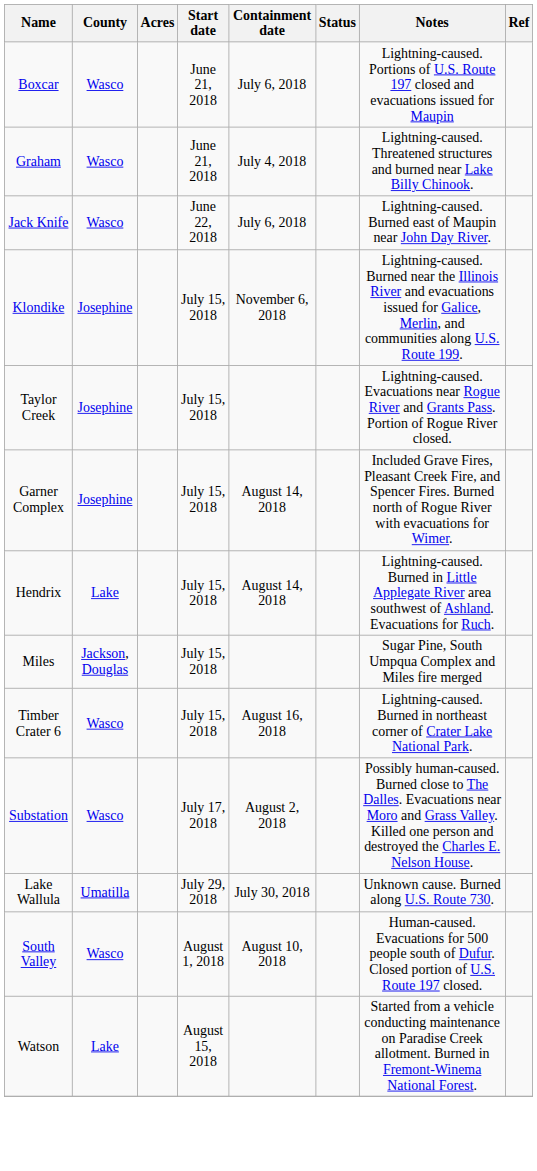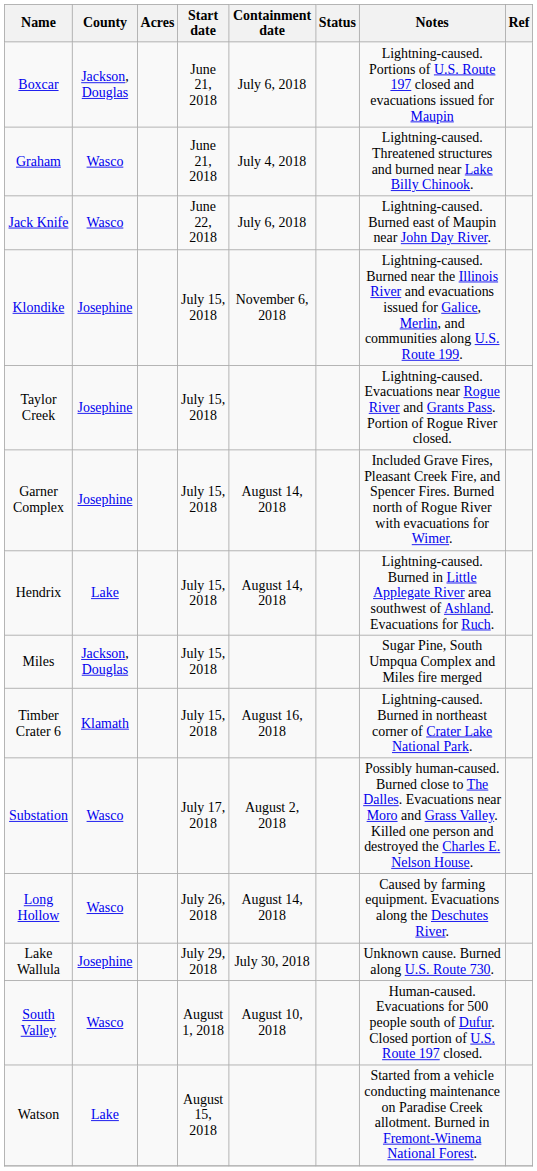(105, 84) Wasco -> (105, 84) Jackson, Douglas
(105, 723) Wasco -> (105, 723) Klamath
+ row: (38, 908)
(105, 892) Umatilla -> (105, 961) Josephine
